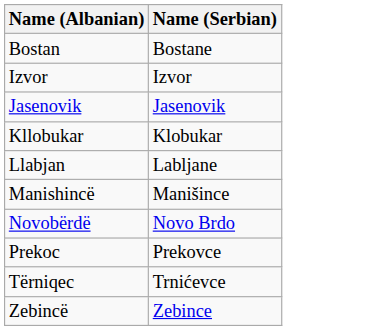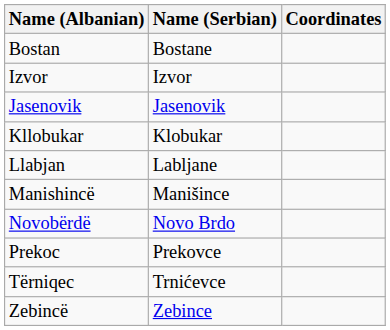+ column: (333, 19)
